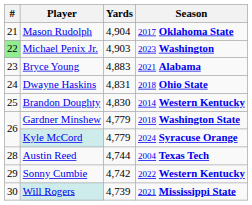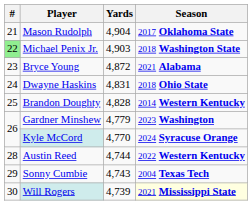(176, 49) 2023 Washington -> (189, 49) 2018 Washington State
(118, 67) 4,883 -> (118, 67) 4,872
(118, 102) 4,830 -> (118, 102) 4,828
(189, 120) 2018 Washington State -> (176, 120) 2023 Washington
(118, 138) 4,779 -> (118, 138) 4,770
(174, 156) 2004 Texas Tech -> (191, 156) 2022 Western Kentucky
(118, 174) 4,742 -> (118, 174) 4,743
(191, 174) 2022 Western Kentucky -> (174, 174) 2004 Texas Tech
(187, 191) no background -> (187, 191) lightyellow background
